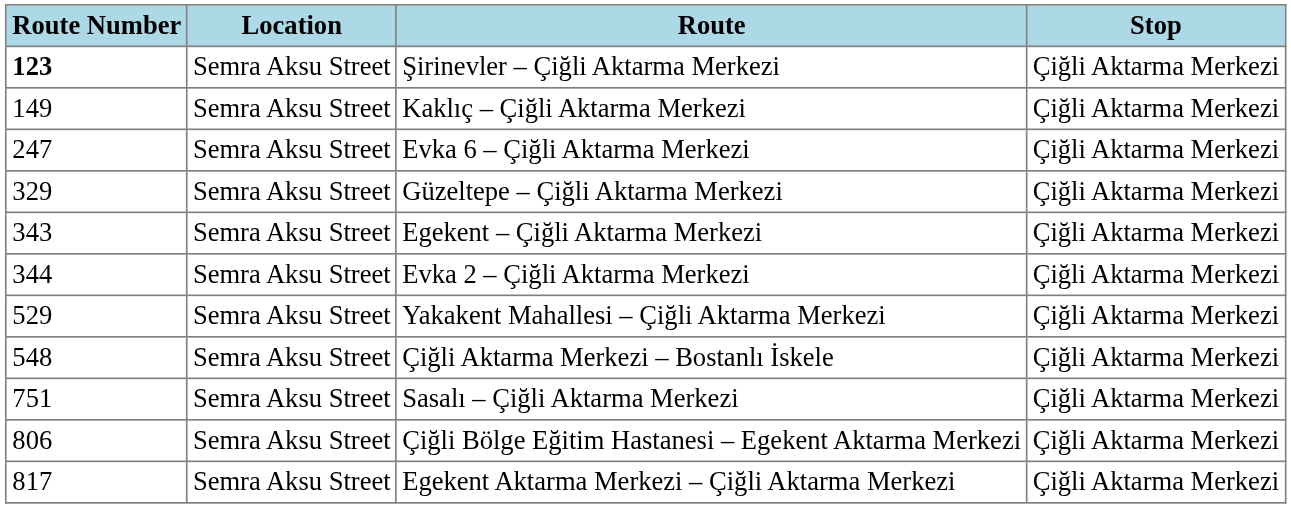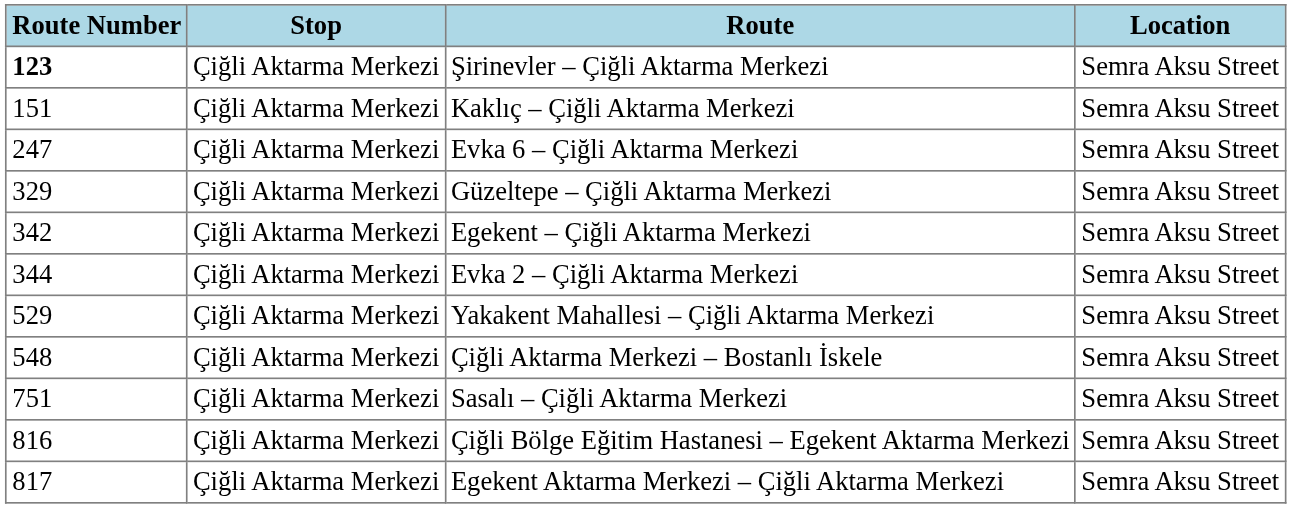columns swapped: (1156, 25) <-> (292, 25)
(32, 108) 149 -> (32, 108) 151
(32, 232) 343 -> (32, 232) 342
(32, 440) 806 -> (32, 440) 816
